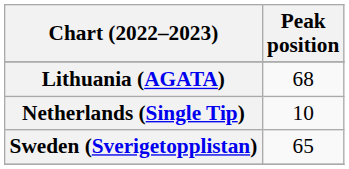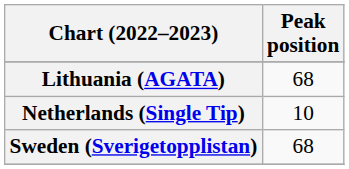(303, 146) 65 -> (303, 146) 68
